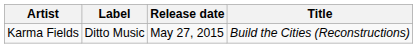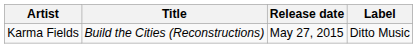columns swapped: (320, 14) <-> (114, 14)
